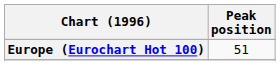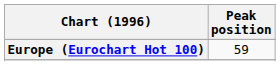(241, 50) 51 -> (241, 50) 59
